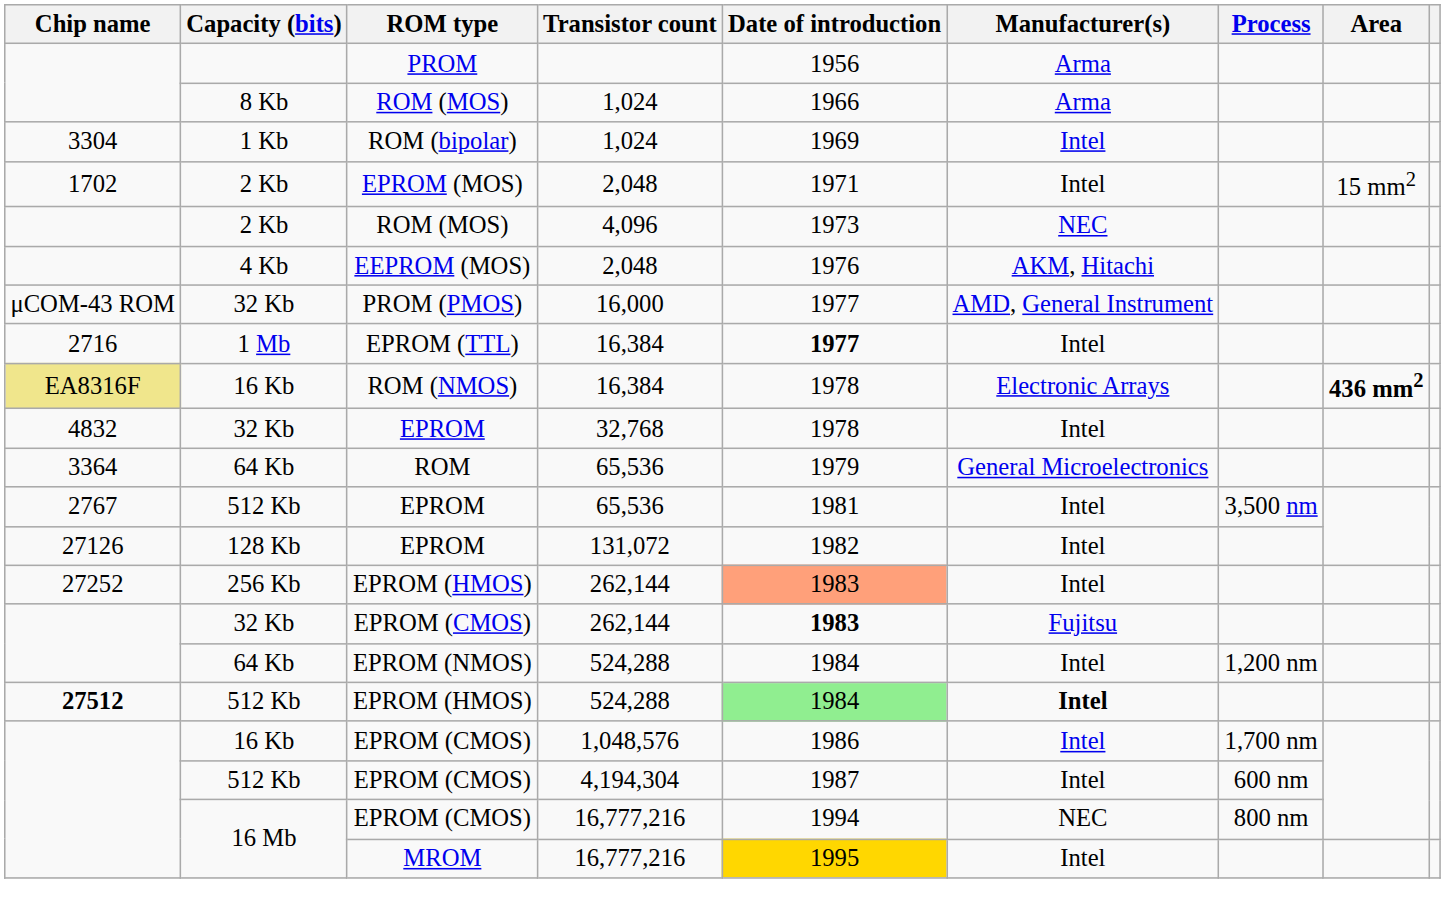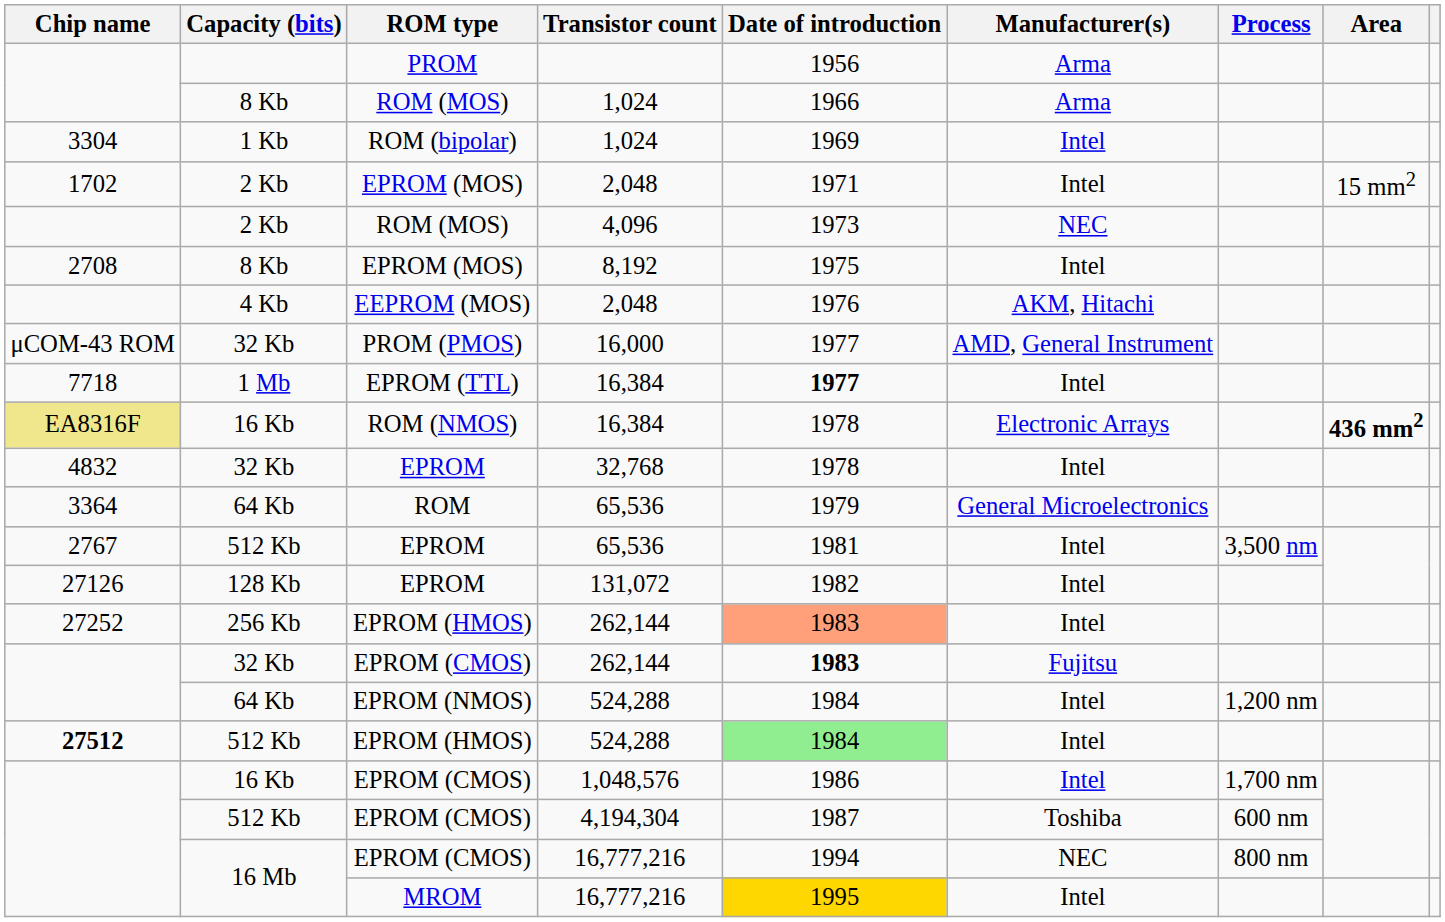+ row: (442, 265)
(93, 343) 2716 -> (93, 382) 7718
(1083, 701) bold -> (1083, 740) normal
(1083, 779) Intel -> (1083, 818) Toshiba
